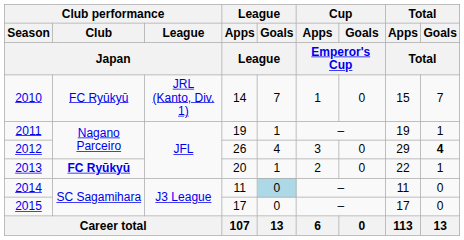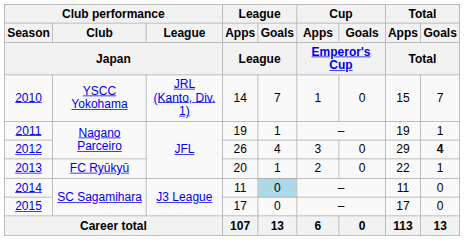(99, 98) FC Ryūkyū -> (99, 98) YSCC Yokohama
(99, 168) bold -> (99, 168) normal
